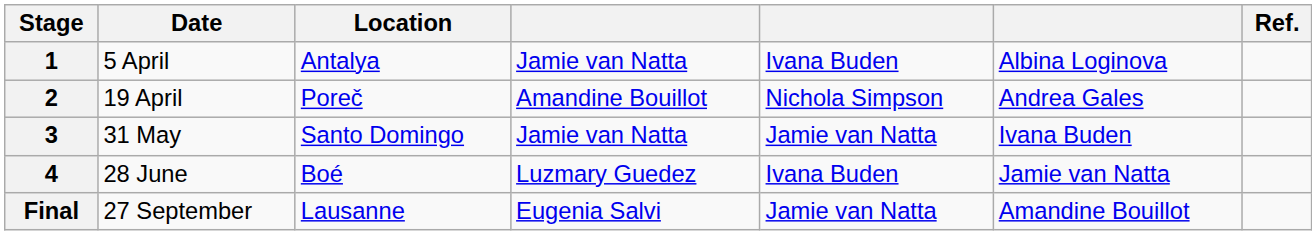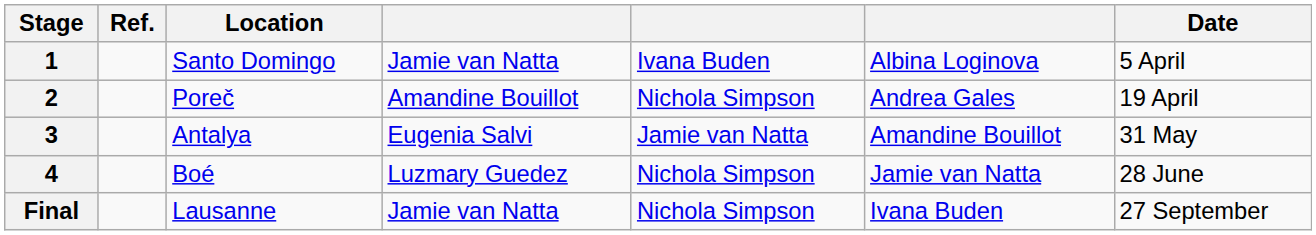columns swapped: (197, 23) <-> (1277, 23)
(340, 60) Antalya -> (254, 60) Santo Domingo
(382, 135) Santo Domingo -> (212, 135) Antalya
(602, 135) Jamie van Natta -> (460, 135) Eugenia Salvi
(1065, 135) Ivana Buden -> (966, 135) Amandine Bouillot
(832, 173) Ivana Buden -> (726, 173) Nichola Simpson
(589, 211) Eugenia Salvi -> (473, 211) Jamie van Natta
(851, 211) Jamie van Natta -> (726, 211) Nichola Simpson
(1094, 211) Amandine Bouillot -> (937, 211) Ivana Buden
